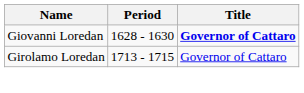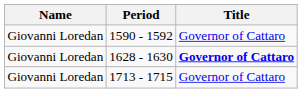+ row: (141, 35)
(56, 56) Girolamo Loredan -> (55, 77) Giovanni Loredan
